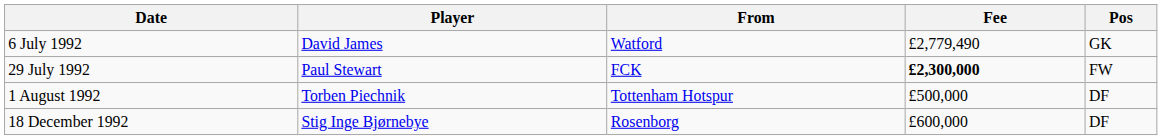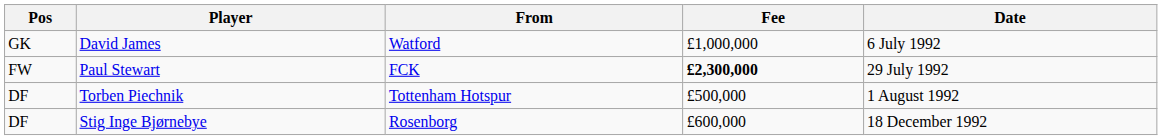columns swapped: (1121, 17) <-> (151, 17)
(944, 43) £2,779,490 -> (722, 43) £1,000,000
